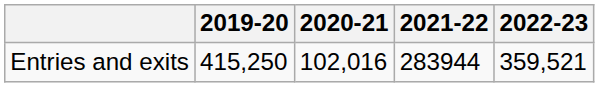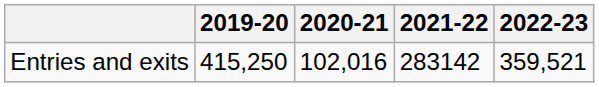(440, 61) 283944 -> (440, 61) 283142
